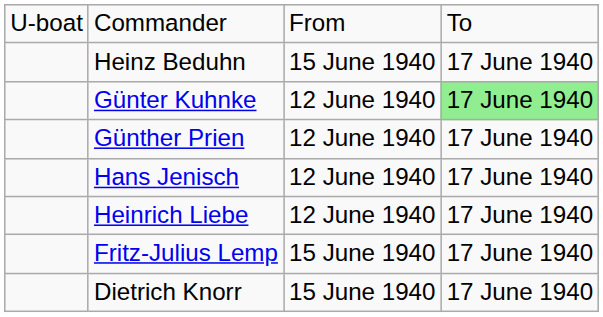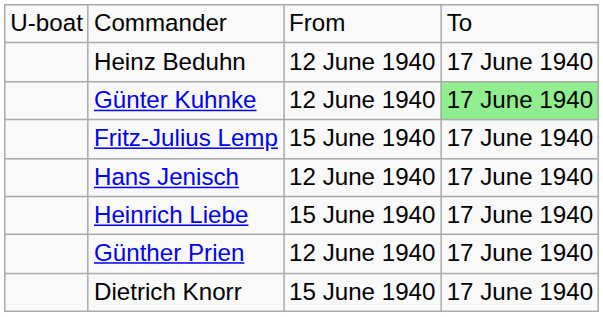(362, 61) 15 June 1940 -> (362, 61) 12 June 1940
rows swapped: (186, 253) <-> (169, 138)
(362, 215) 12 June 1940 -> (362, 215) 15 June 1940
